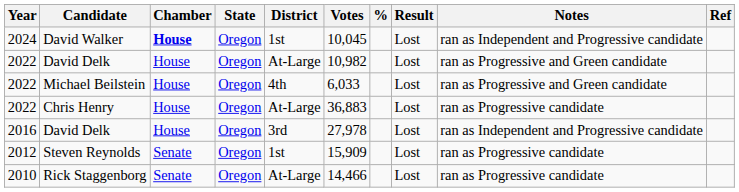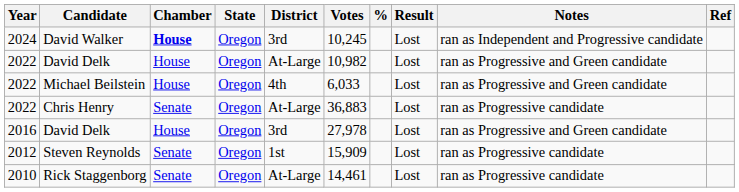(276, 38) 1st -> (278, 38) 3rd
(347, 38) 10,045 -> (347, 38) 10,245
(172, 107) House -> (172, 107) Senate
(572, 130) ran as Independent and Progressive candidate -> (554, 130) ran as Progressive and Green candidate
(347, 175) 14,466 -> (347, 175) 14,461
